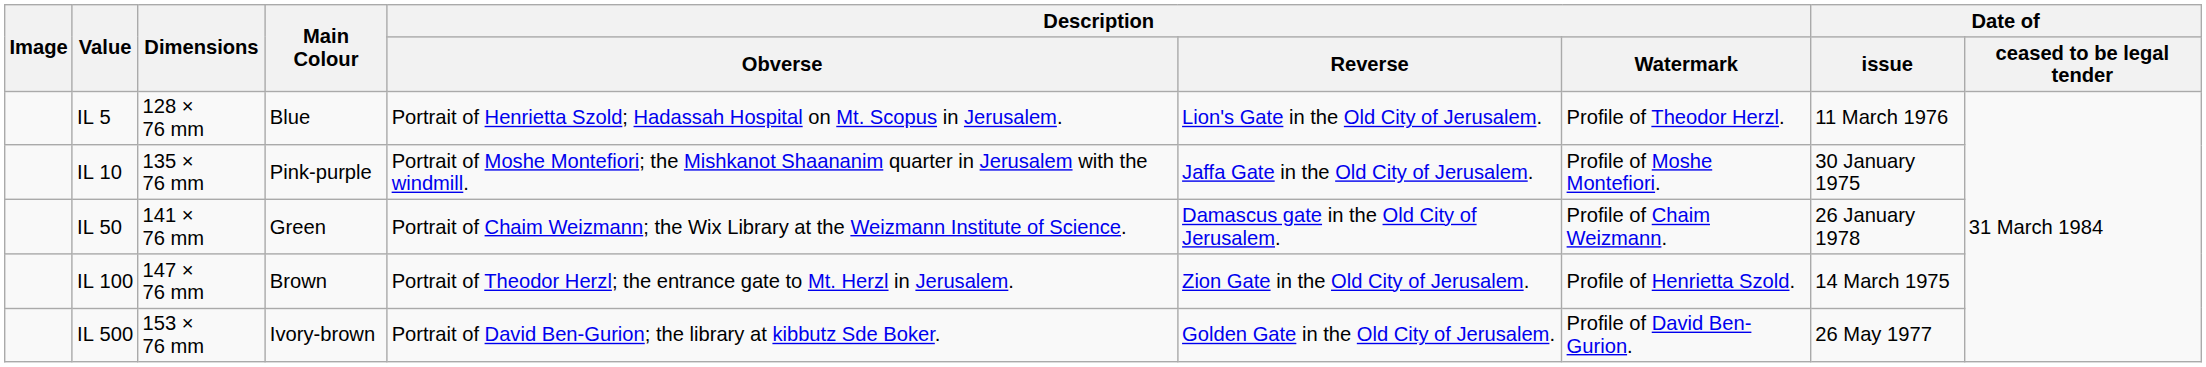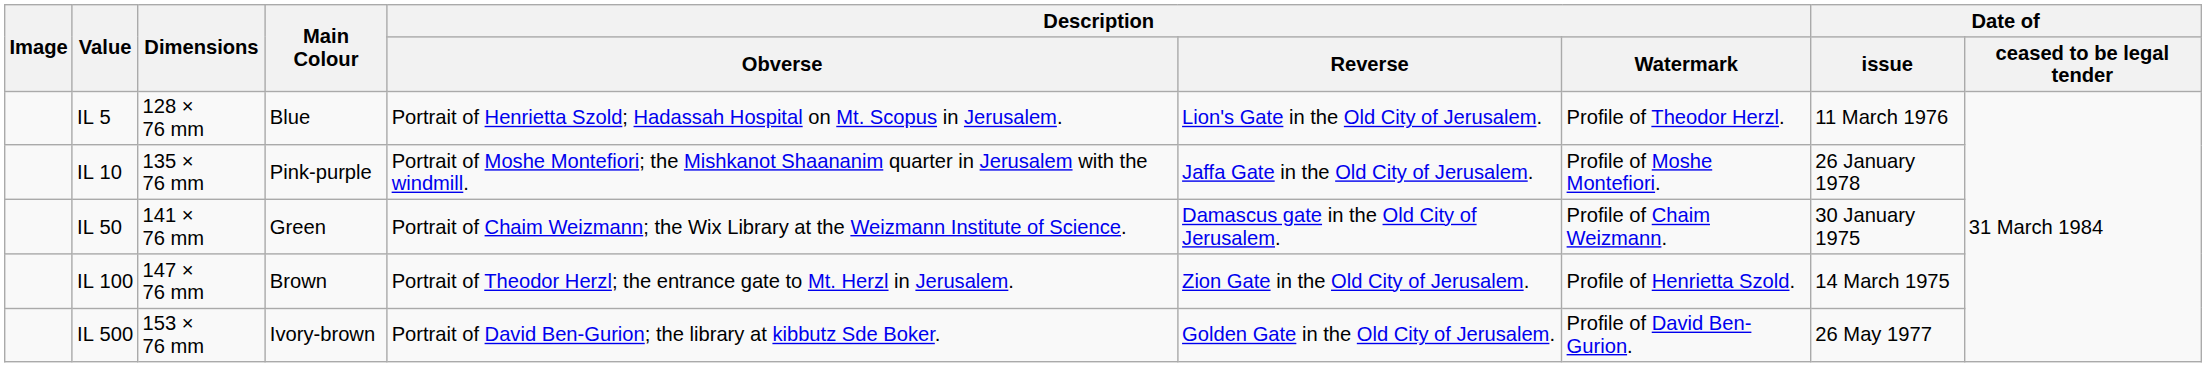(1865, 173) 30 January 1975 -> (1865, 173) 26 January 1978
(1865, 227) 26 January 1978 -> (1865, 227) 30 January 1975
